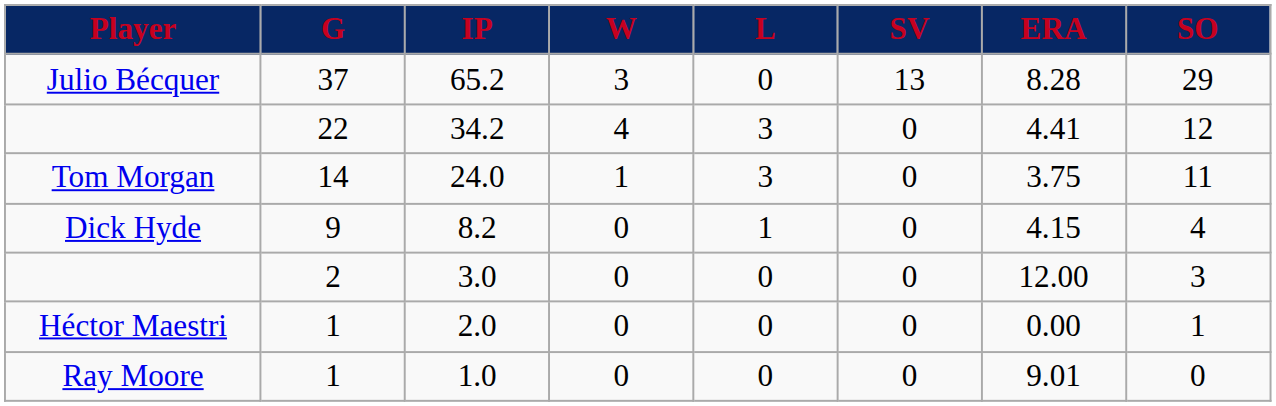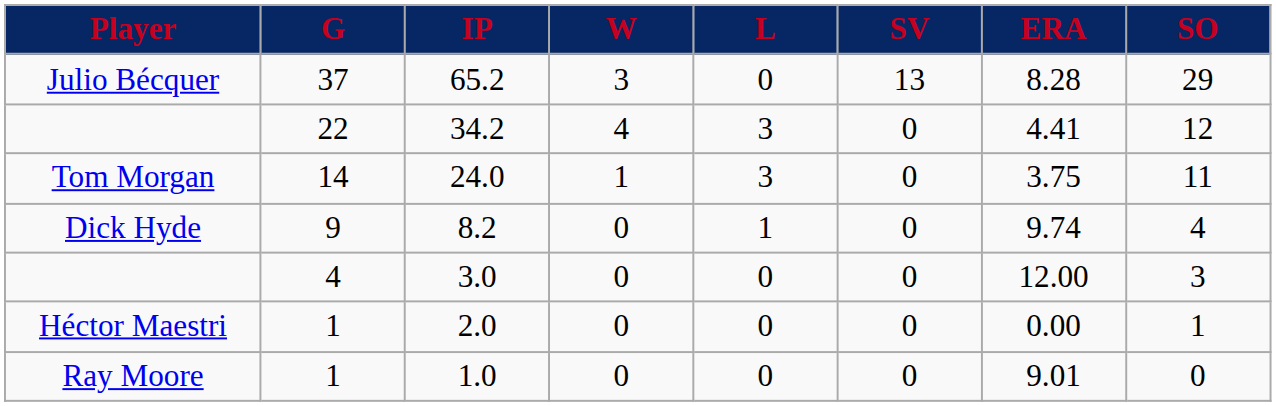(1054, 227) 4.15 -> (1054, 227) 9.74
(333, 276) 2 -> (333, 276) 4
